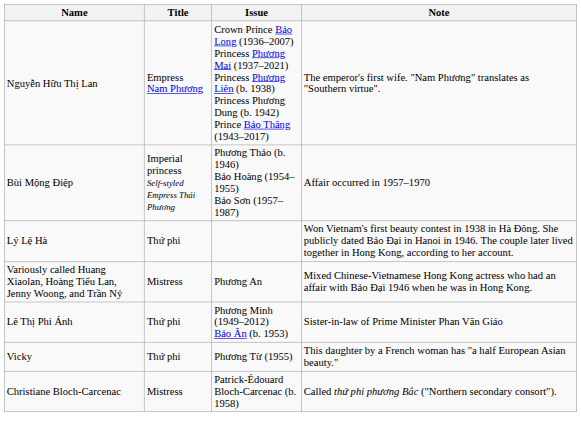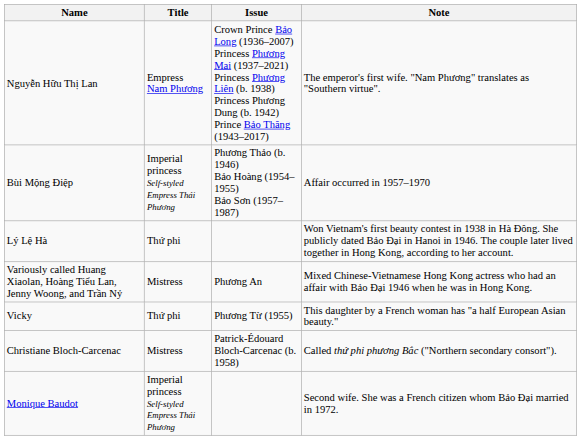- row: (40, 322)
+ row: (42, 403)
